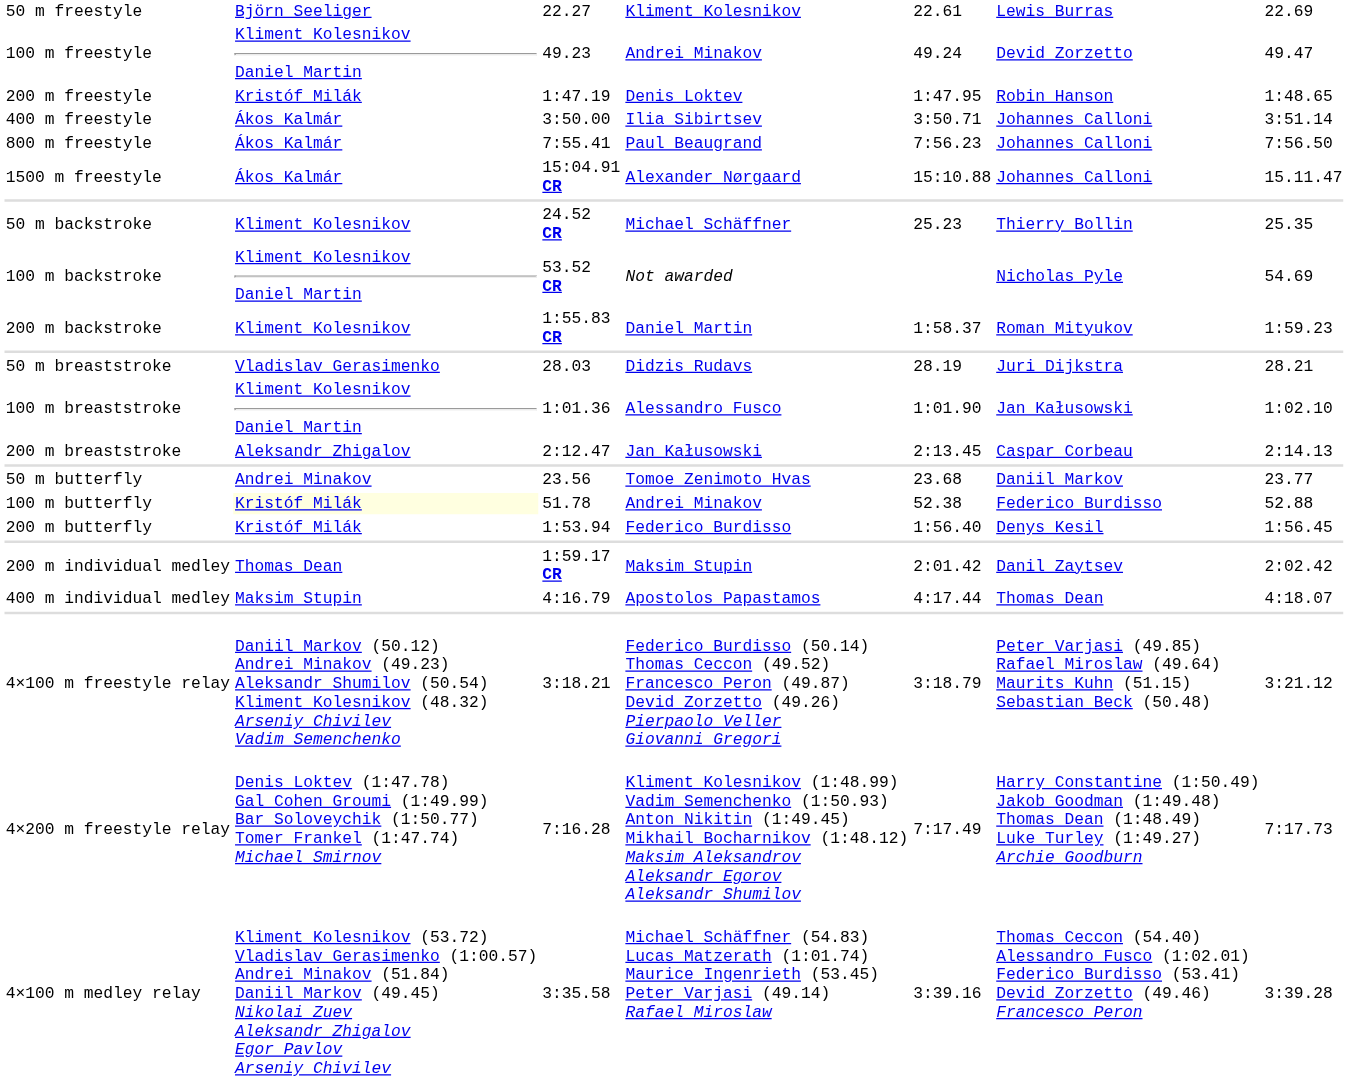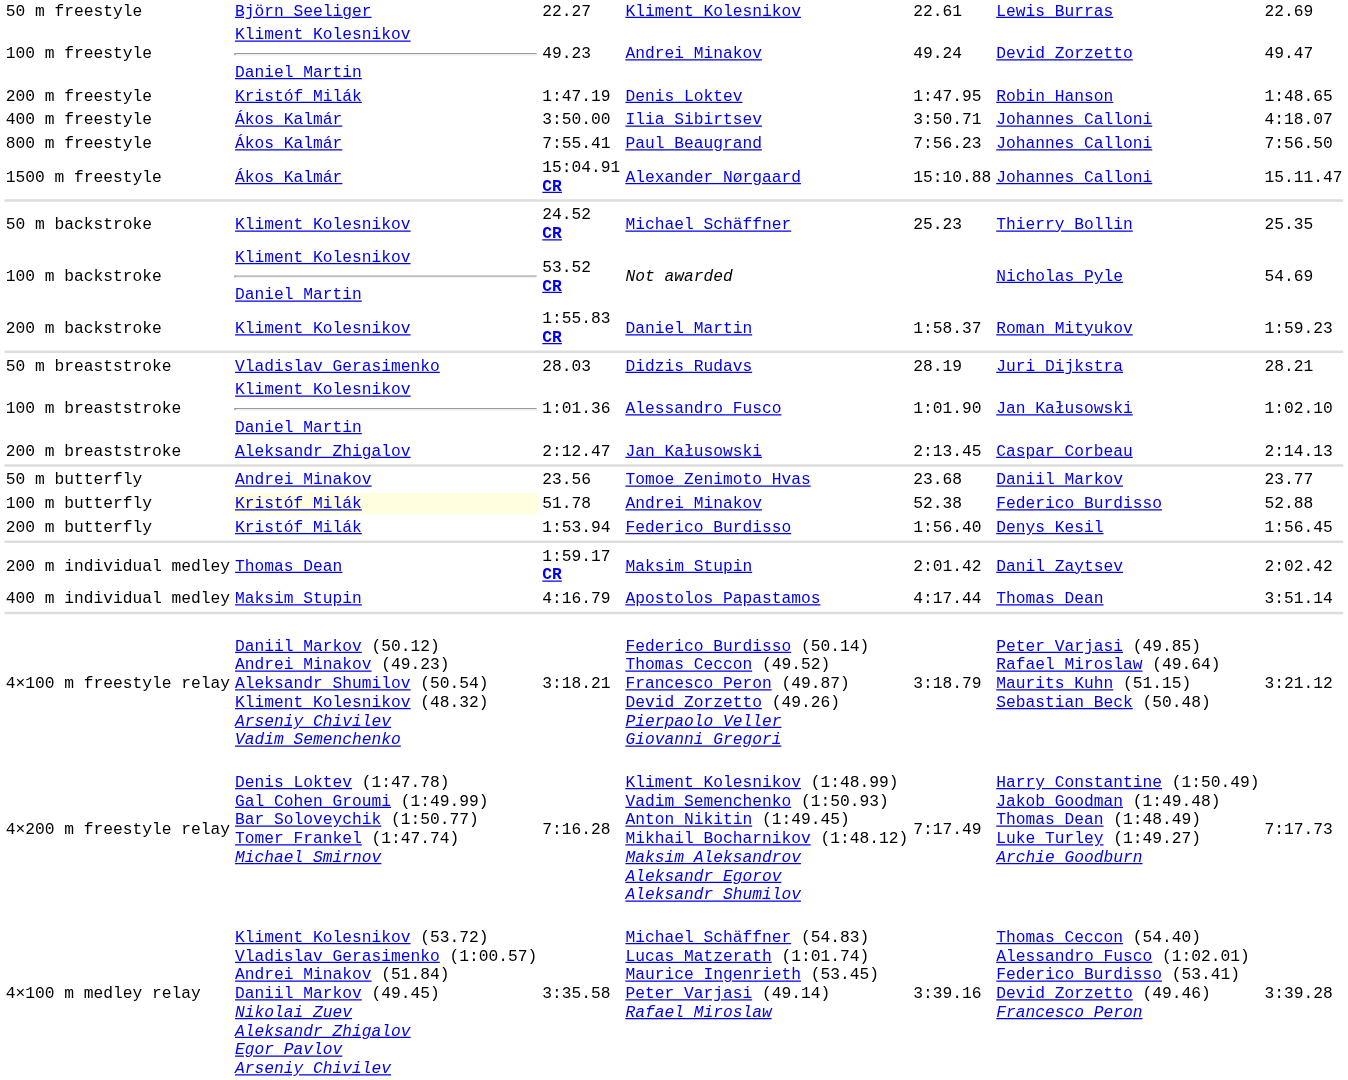(1299, 120) 3:51.14 -> (1299, 120) 4:18.07
(1299, 599) 4:18.07 -> (1299, 599) 3:51.14
